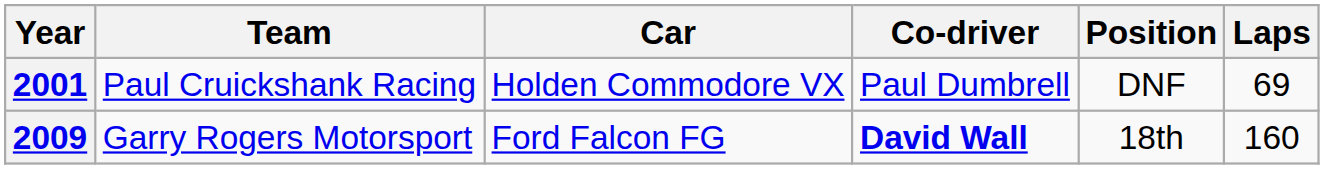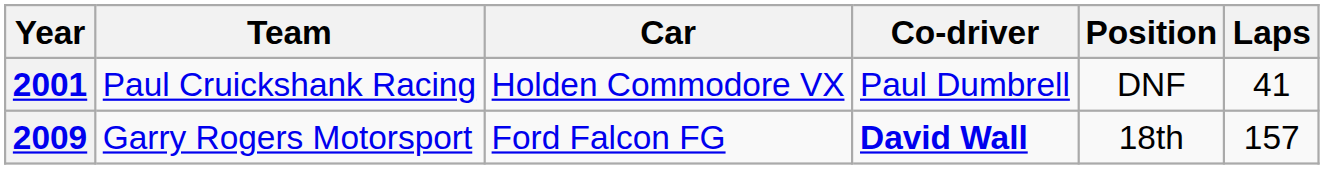(1272, 85) 69 -> (1272, 85) 41
(1272, 138) 160 -> (1272, 138) 157
